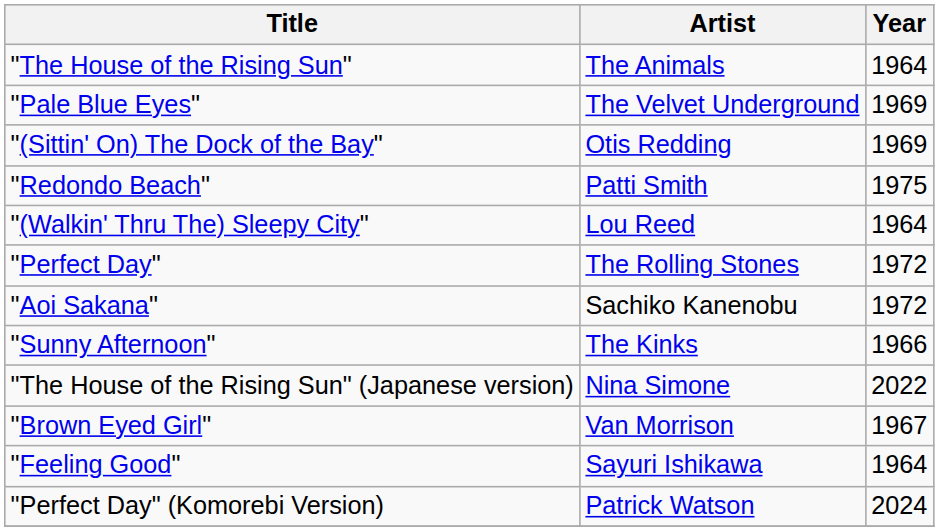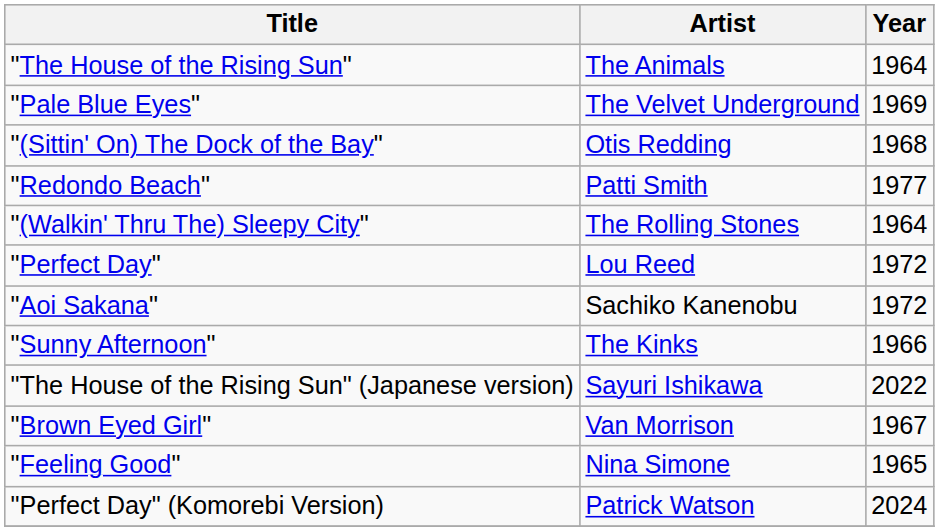(899, 144) 1969 -> (899, 144) 1968
(899, 184) 1975 -> (899, 184) 1977
(640, 225) Lou Reed -> (692, 225) The Rolling Stones
(692, 265) The Rolling Stones -> (640, 265) Lou Reed
(658, 385) Nina Simone -> (674, 385) Sayuri Ishikawa
(674, 465) Sayuri Ishikawa -> (658, 465) Nina Simone
(899, 465) 1964 -> (899, 465) 1965
